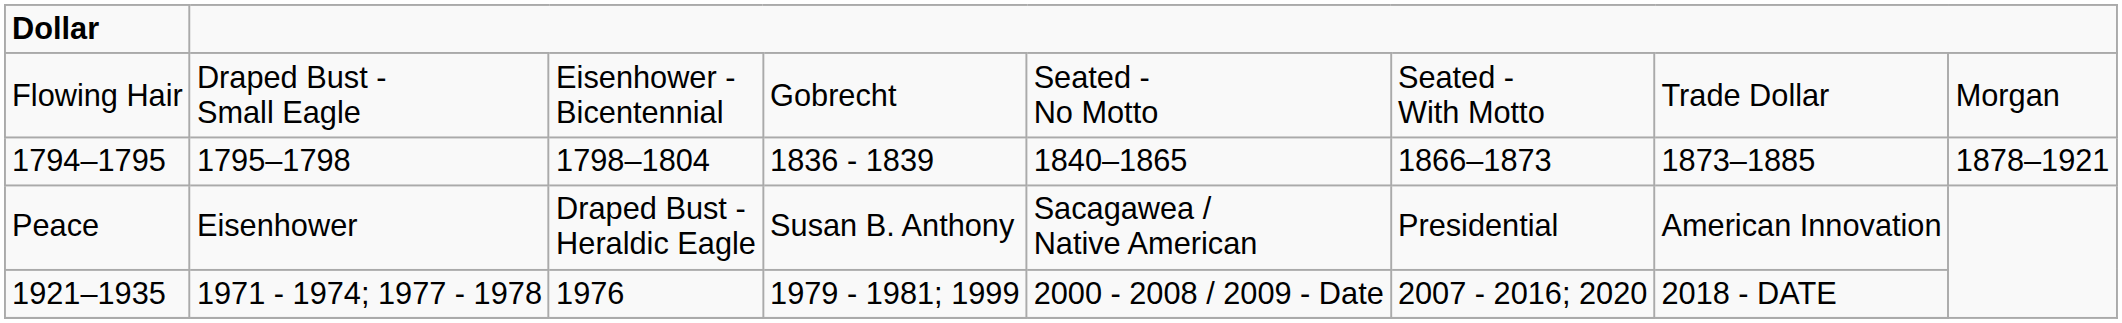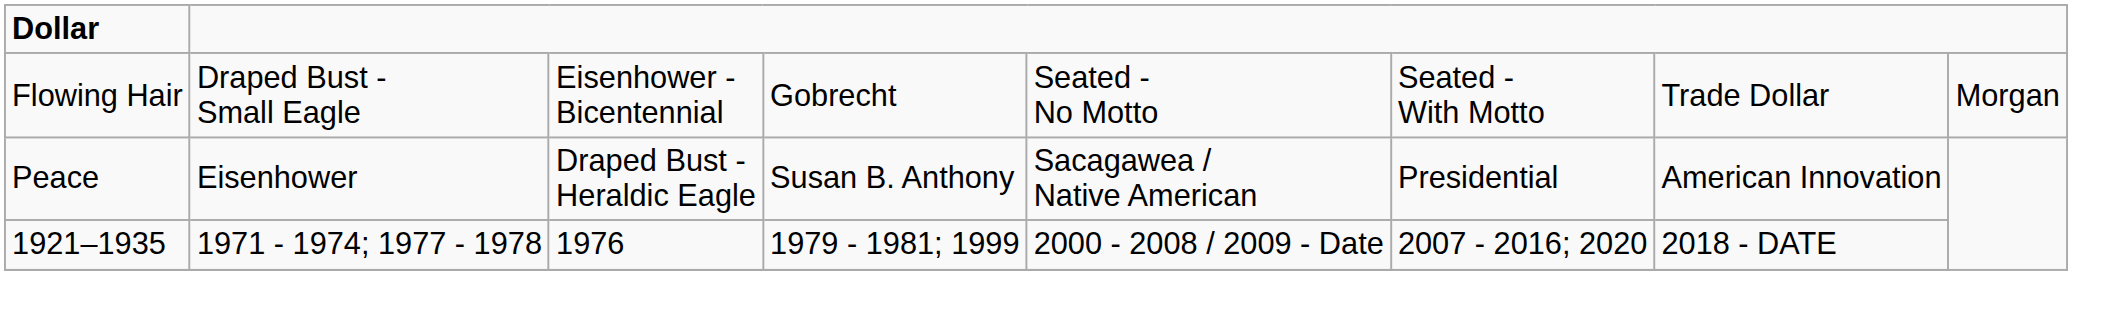- row: (89, 160)
